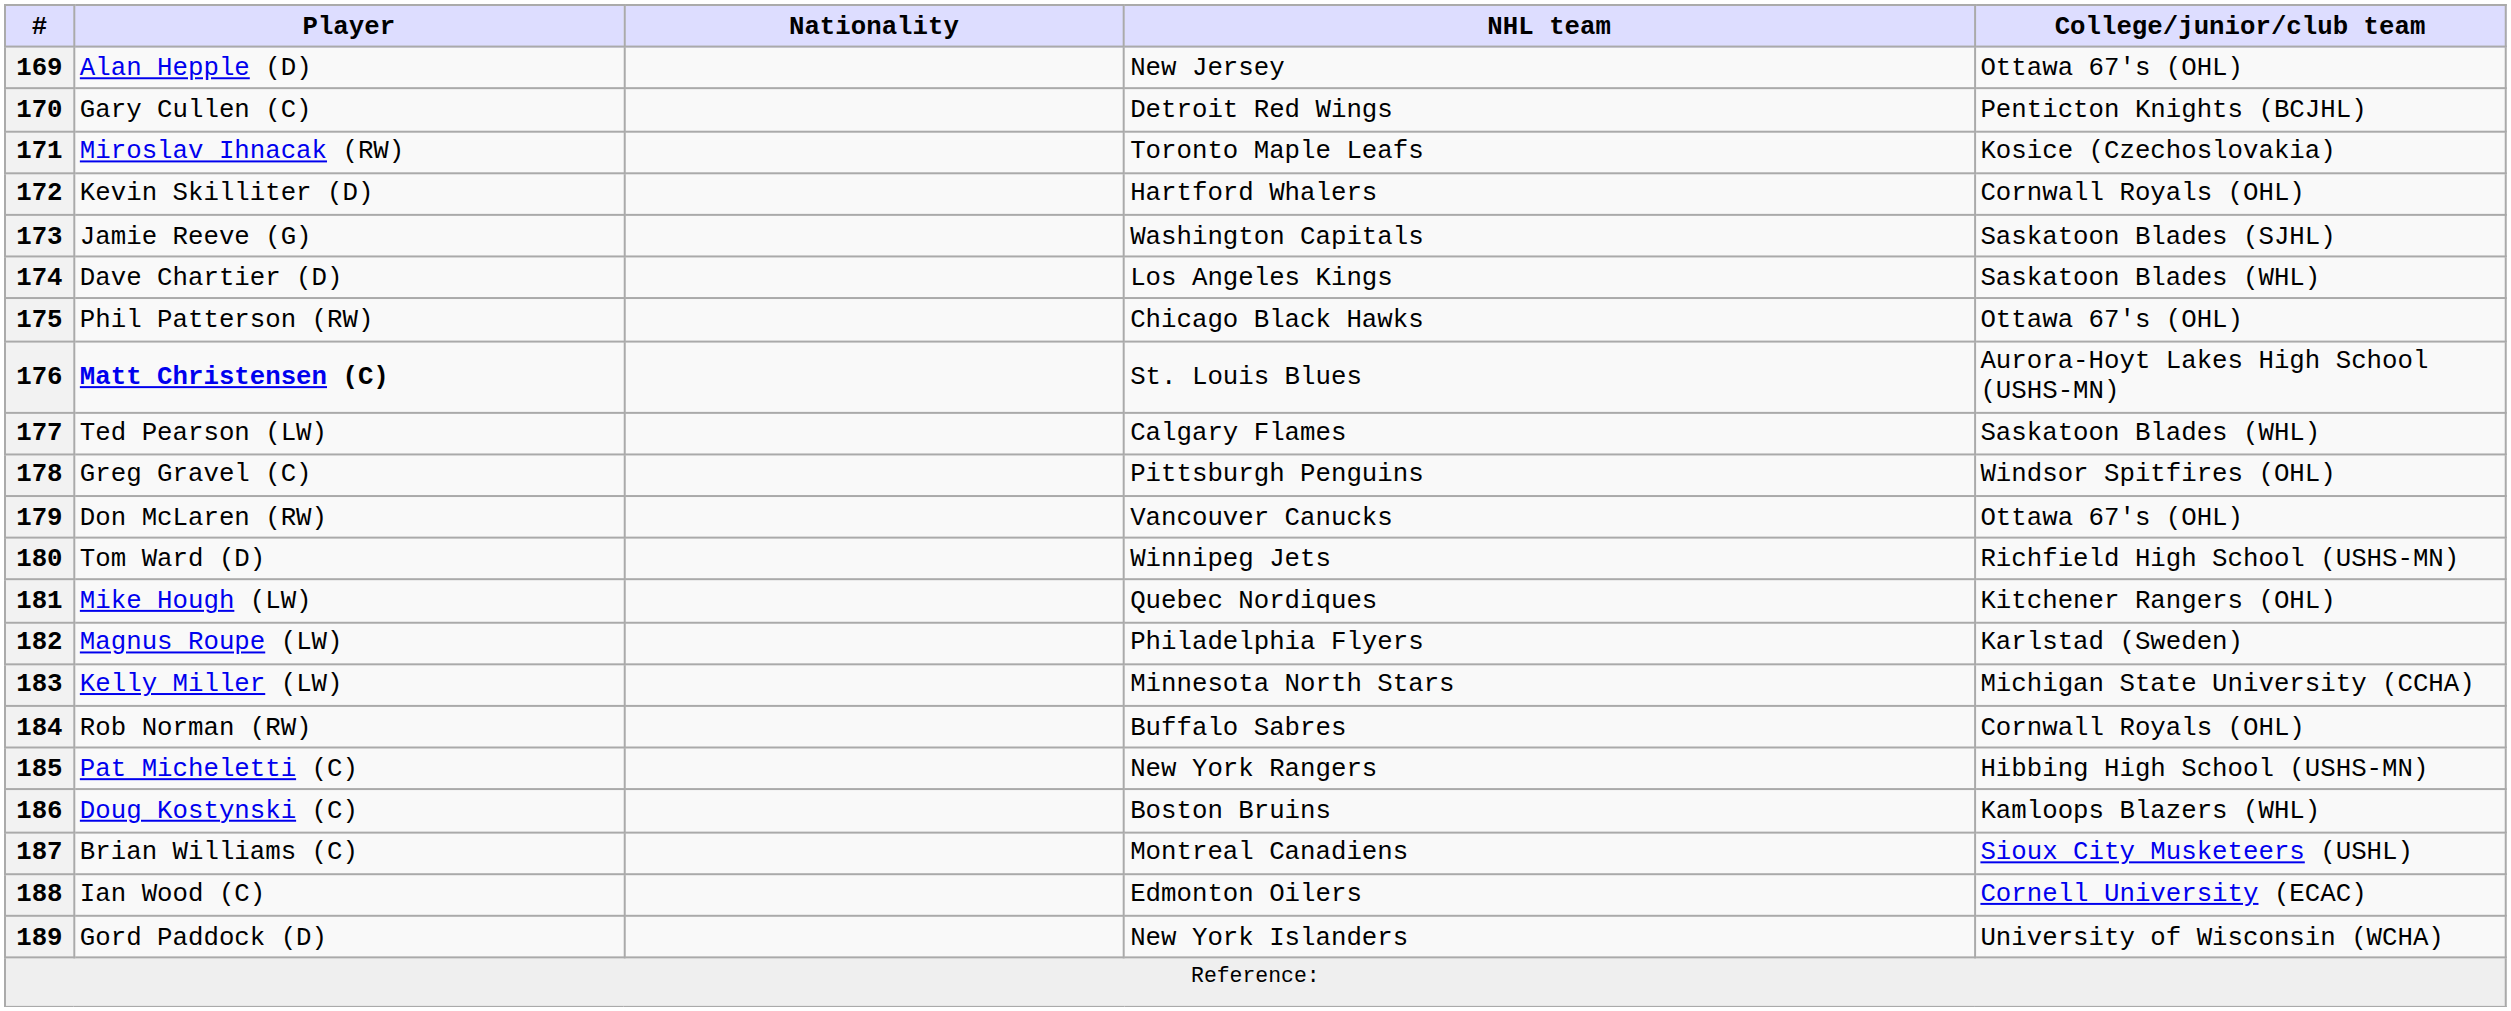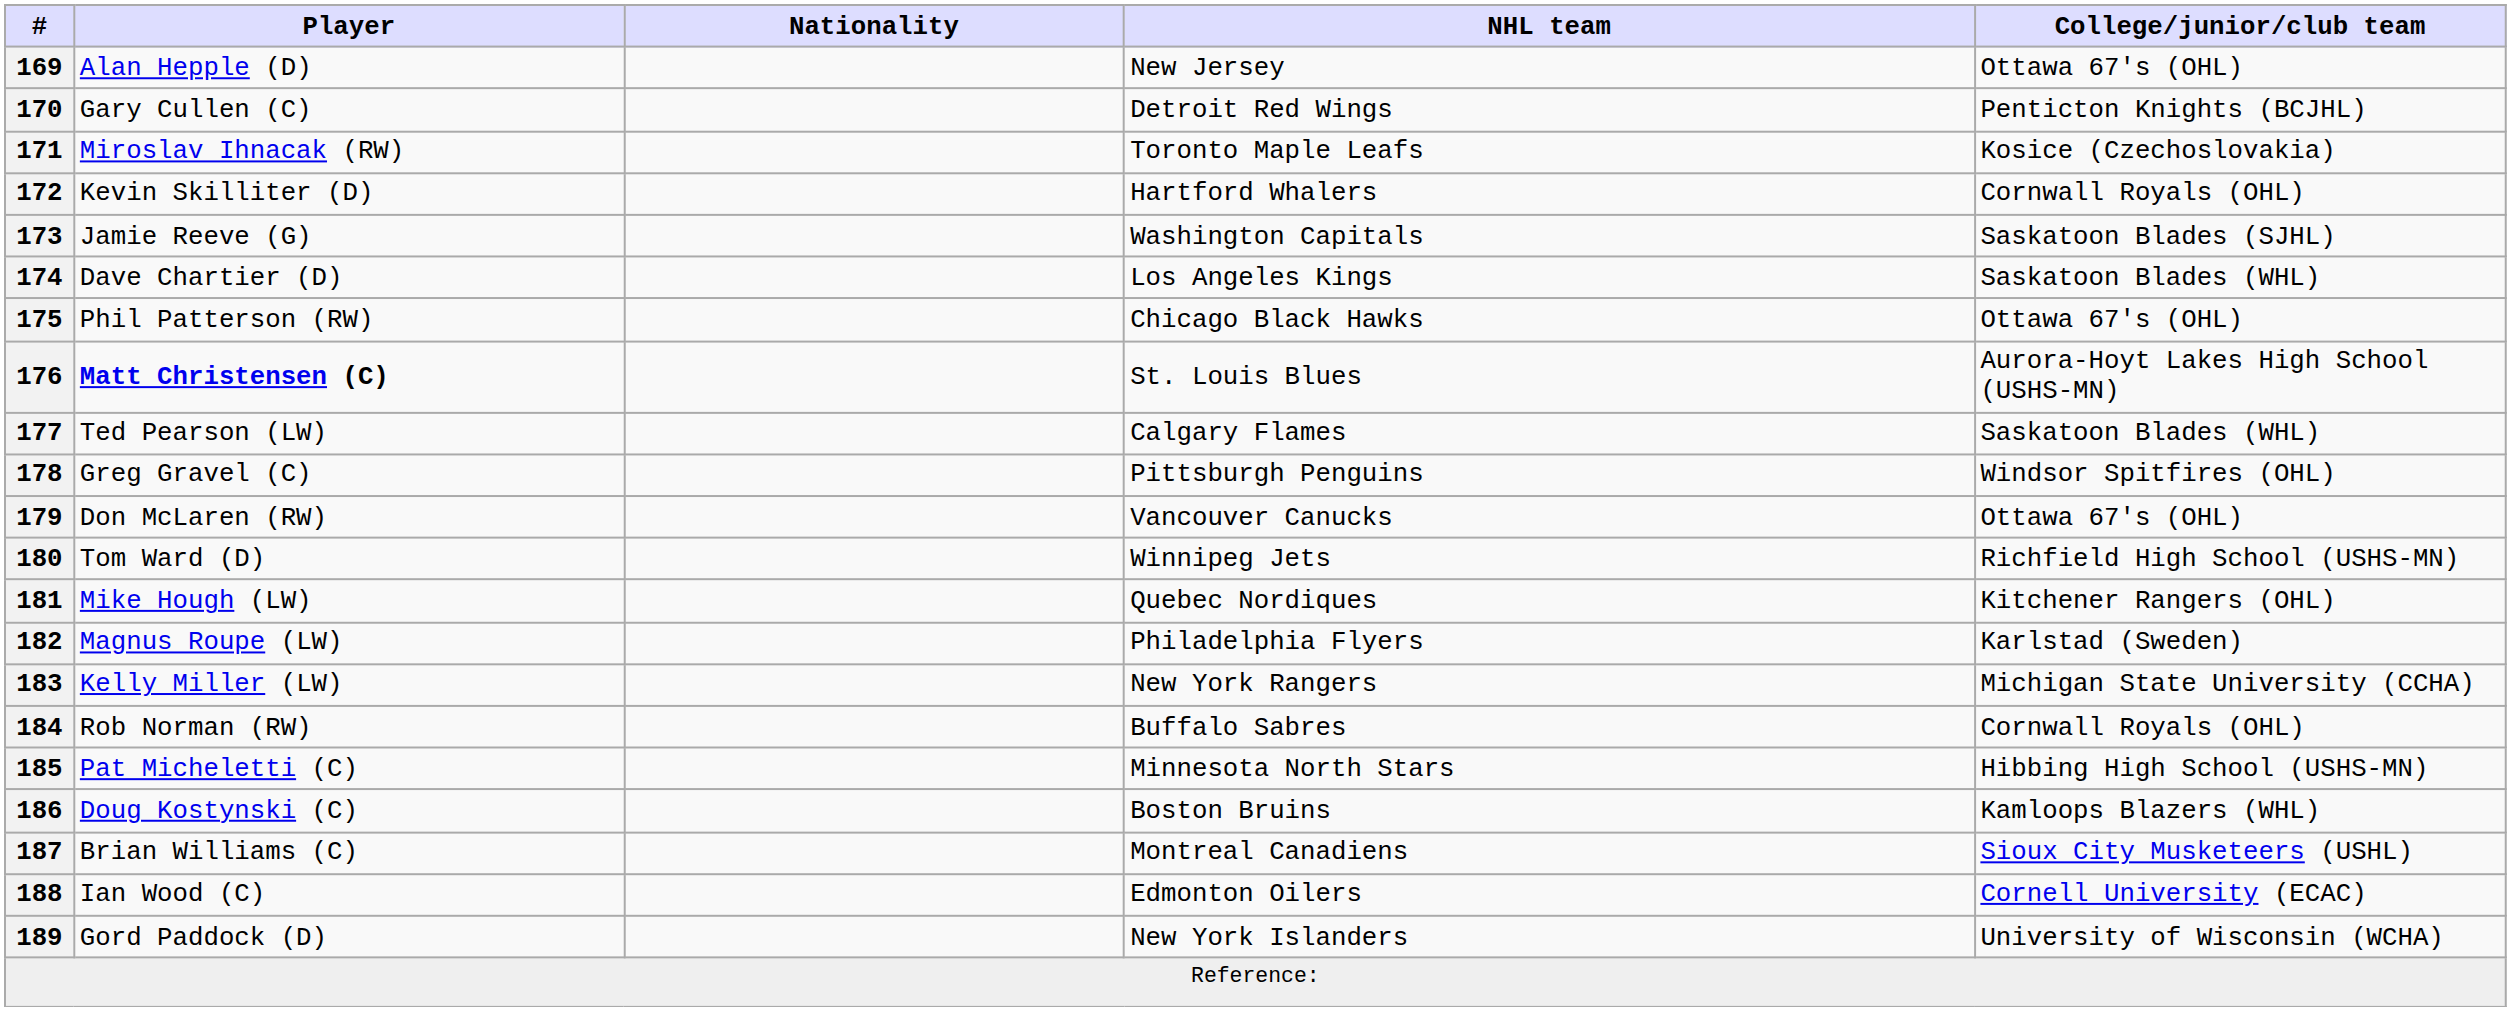(1292, 685) Minnesota North Stars -> (1254, 685) New York Rangers
(1254, 769) New York Rangers -> (1292, 769) Minnesota North Stars
